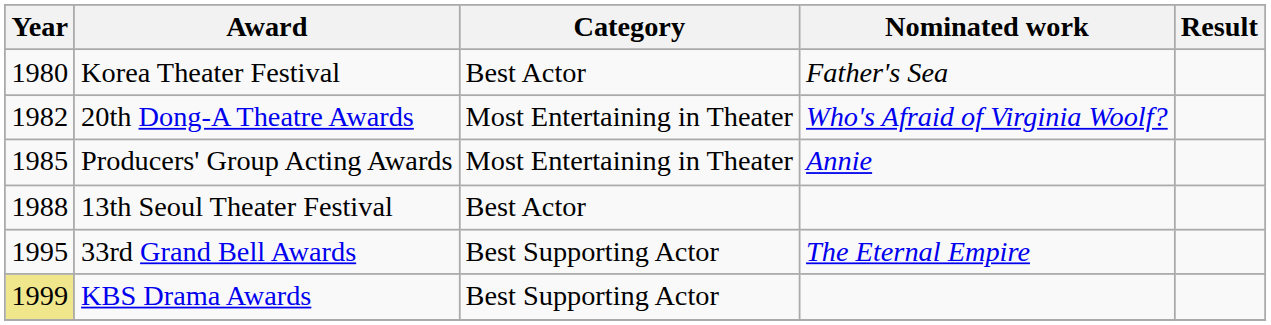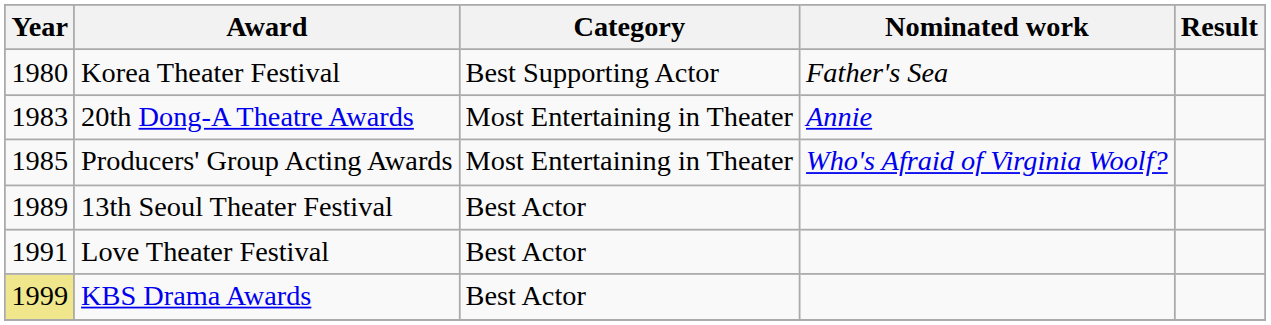(526, 71) Best Actor -> (592, 71) Best Supporting Actor
(40, 116) 1982 -> (40, 116) 1983
(987, 116) Who's Afraid of Virginia Woolf? -> (839, 116) Annie
(839, 161) Annie -> (987, 161) Who's Afraid of Virginia Woolf?
(40, 206) 1988 -> (40, 206) 1989
+ row: (205, 251)
- row: (219, 251)
(592, 296) Best Supporting Actor -> (526, 296) Best Actor
